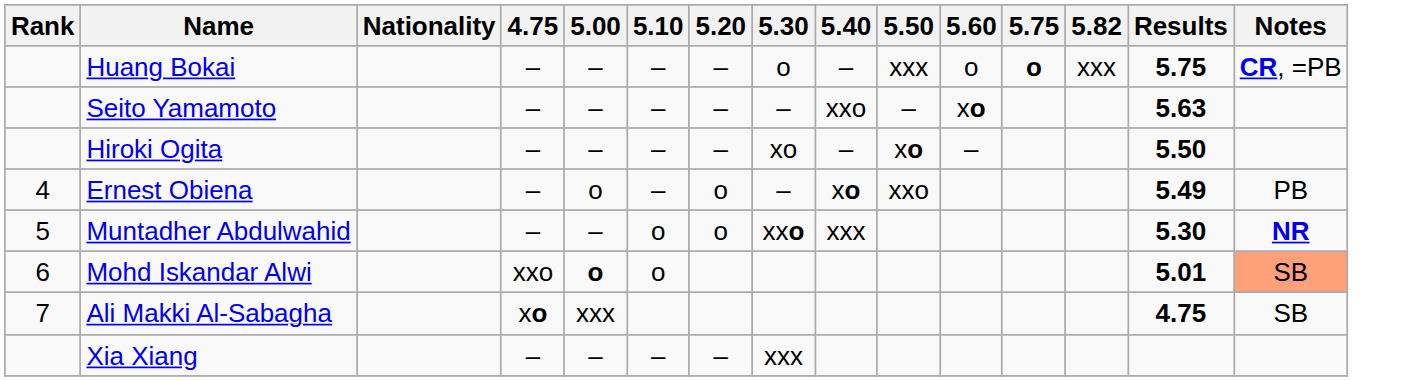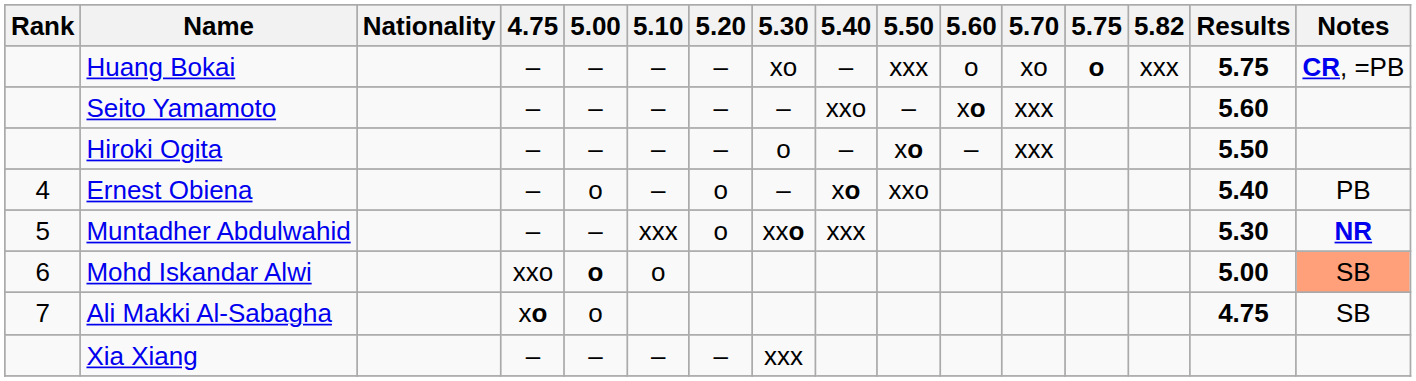+ column: (1034, 26)
(783, 67) o -> (783, 67) xo
(1181, 108) 5.63 -> (1243, 108) 5.60
(783, 149) xo -> (783, 149) o
(1181, 190) 5.49 -> (1243, 190) 5.40
(658, 231) o -> (658, 231) xxx
(1181, 272) 5.01 -> (1243, 272) 5.00
(596, 314) xxx -> (596, 314) o
